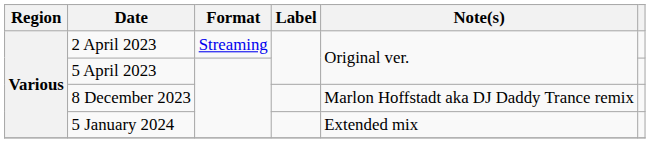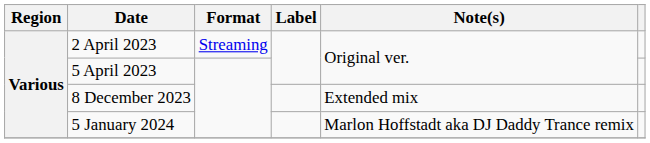(479, 97) Marlon Hoffstadt aka DJ Daddy Trance remix -> (371, 97) Extended mix
(371, 124) Extended mix -> (479, 124) Marlon Hoffstadt aka DJ Daddy Trance remix
